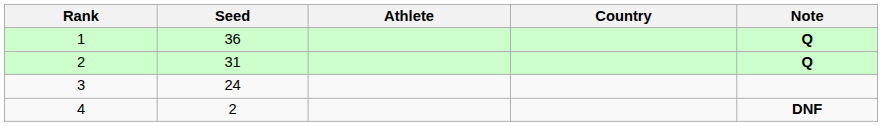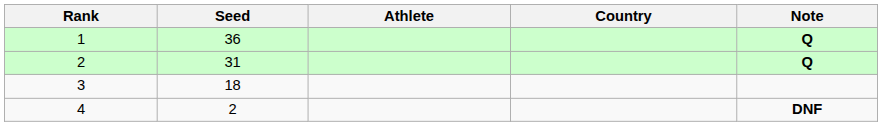(233, 86) 24 -> (233, 86) 18
